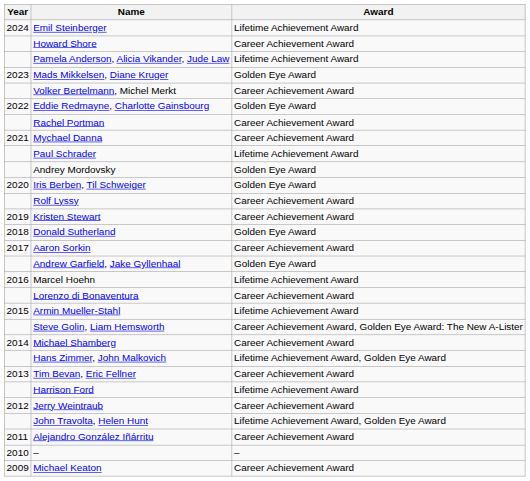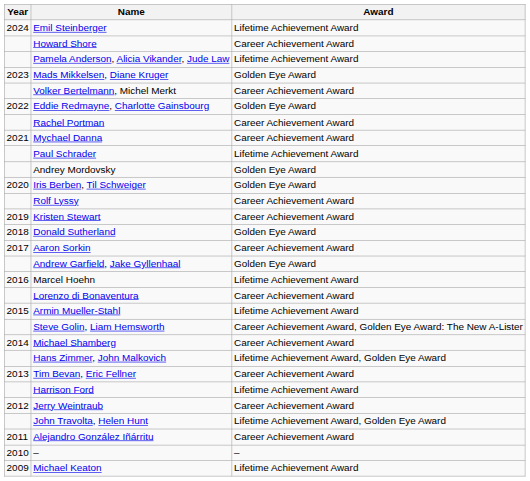(294, 468) Career Achievement Award -> (296, 468) Lifetime Achievement Award
